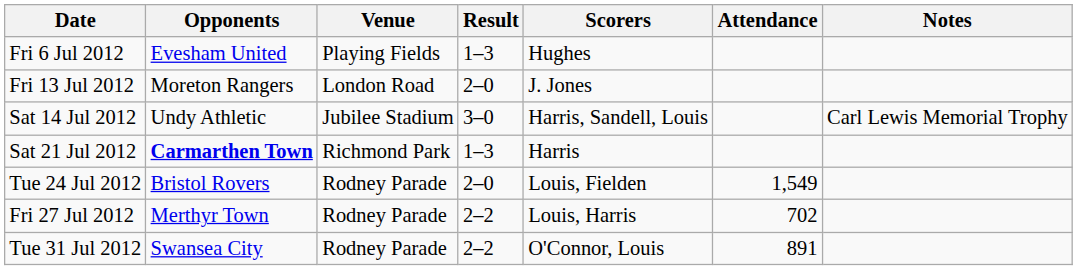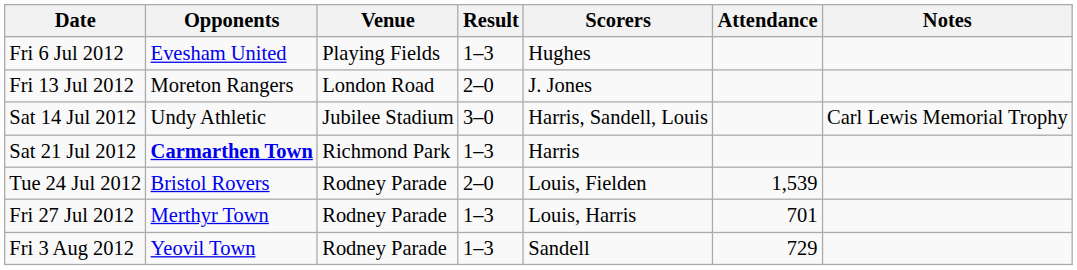(795, 183) 1,549 -> (795, 183) 1,539
(478, 215) 2–2 -> (478, 215) 1–3
(802, 215) 702 -> (802, 215) 701
- row: (75, 248)
+ row: (72, 248)
